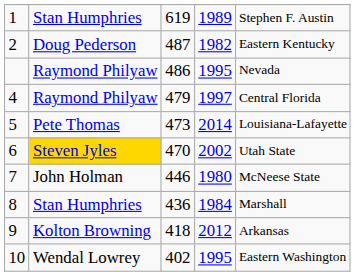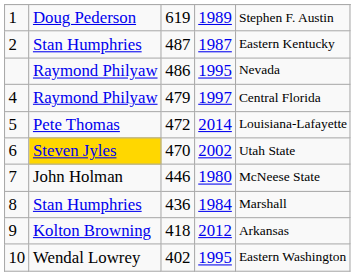(87, 17) Stan Humphries -> (85, 17) Doug Pederson
(85, 44) Doug Pederson -> (87, 44) Stan Humphries
(215, 44) 1982 -> (215, 44) 1987
(178, 124) 473 -> (178, 124) 472
